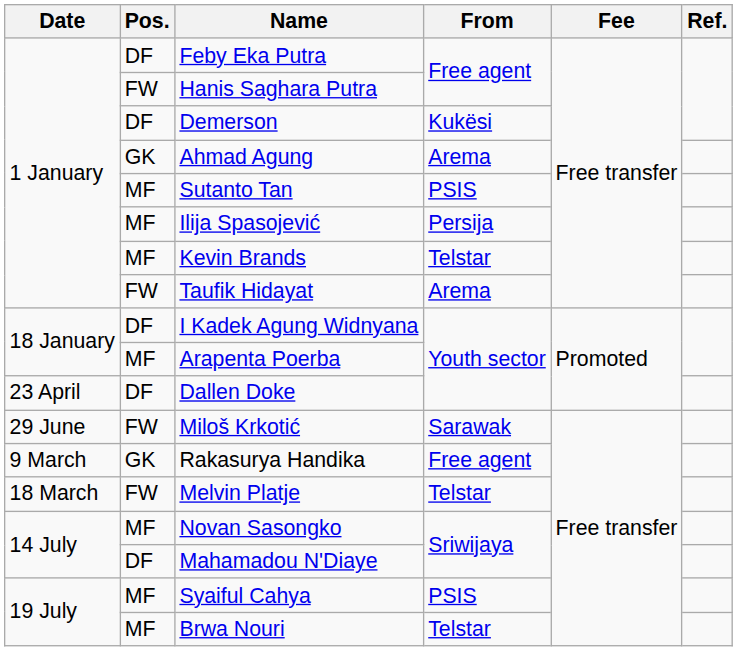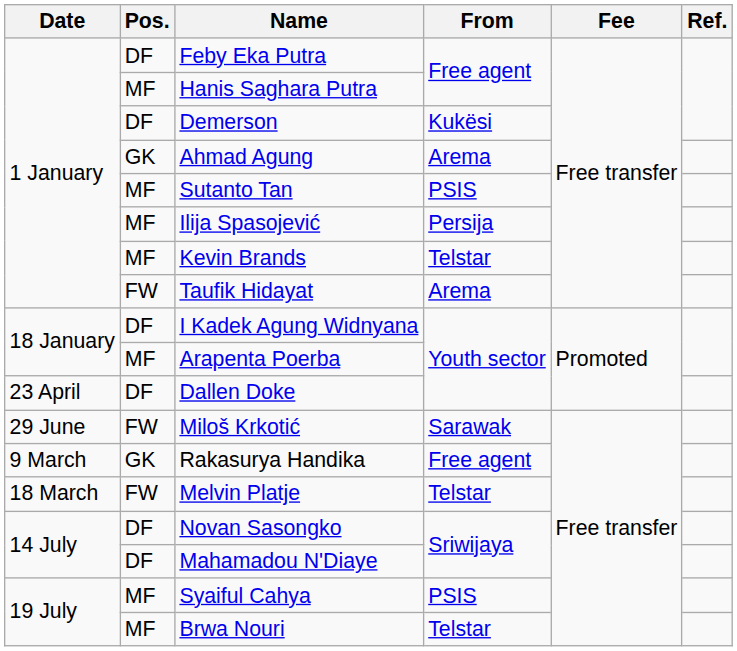(141, 88) FW -> (140, 88) MF
(140, 527) MF -> (139, 527) DF
